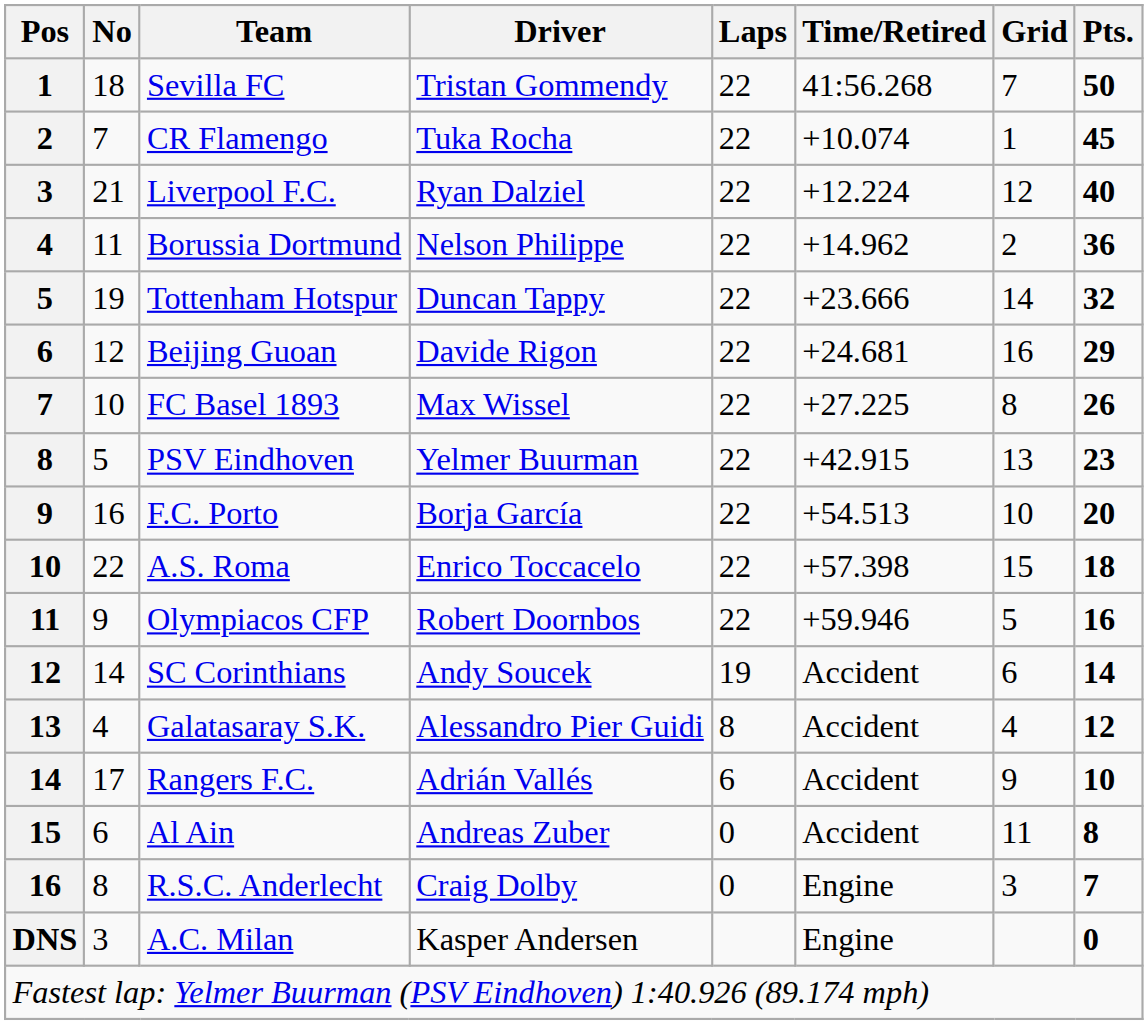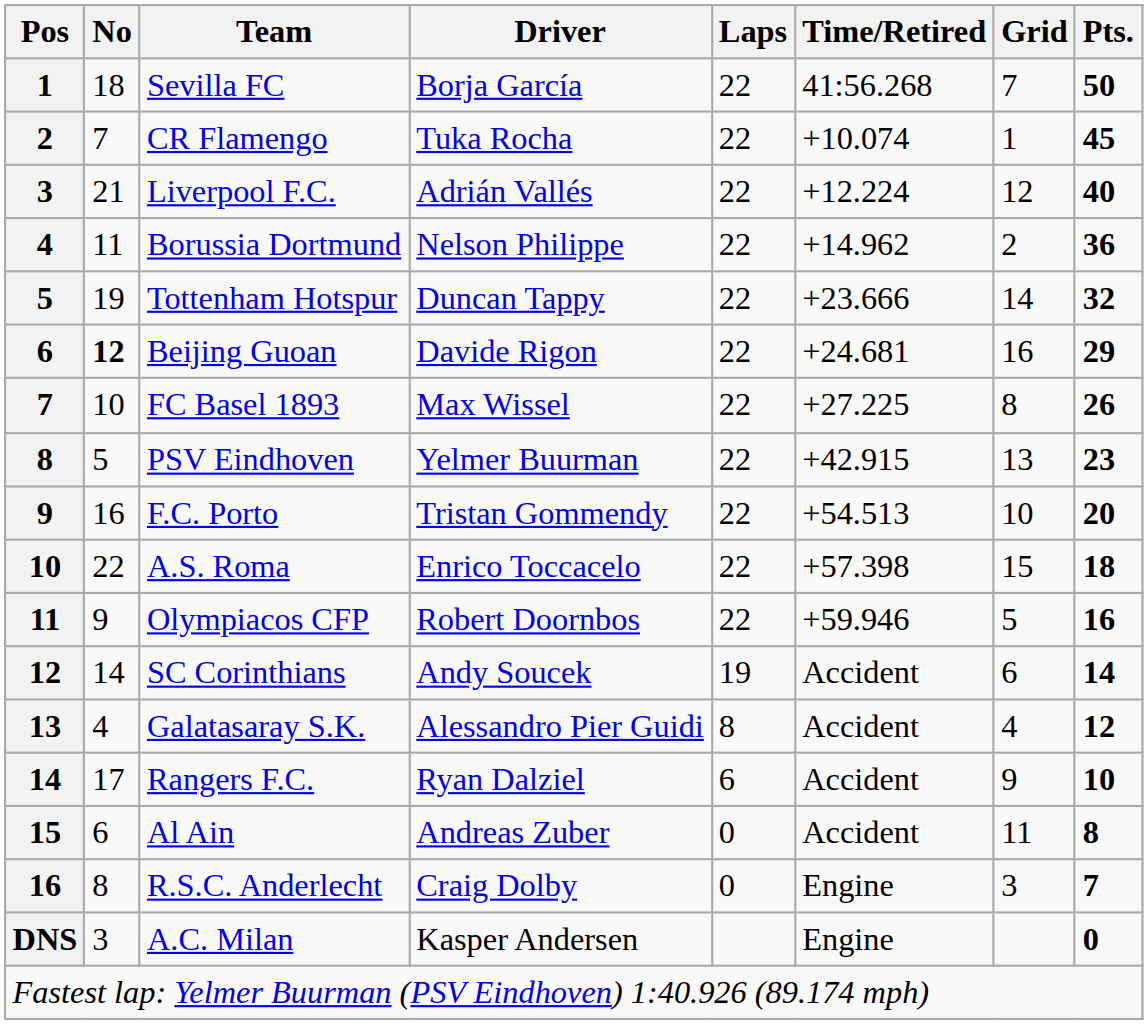(542, 84) Tristan Gommendy -> (499, 84) Borja García
(501, 191) Ryan Dalziel -> (504, 191) Adrián Vallés
(109, 351) normal -> (109, 351) bold
(499, 511) Borja García -> (542, 511) Tristan Gommendy
(504, 778) Adrián Vallés -> (501, 778) Ryan Dalziel
